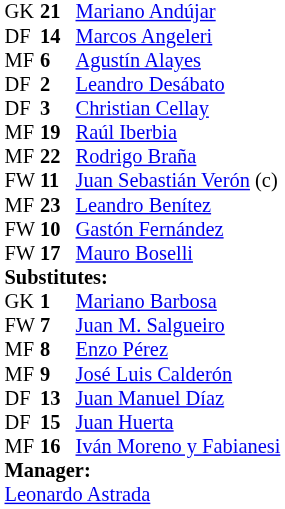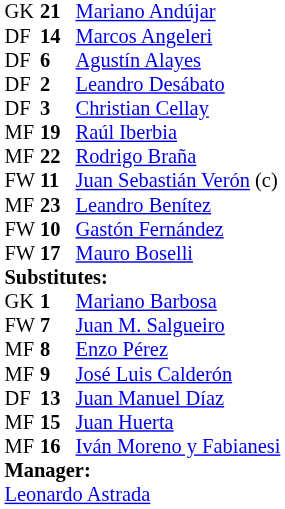(19, 60) MF -> (18, 60) DF
(18, 422) DF -> (19, 422) MF
